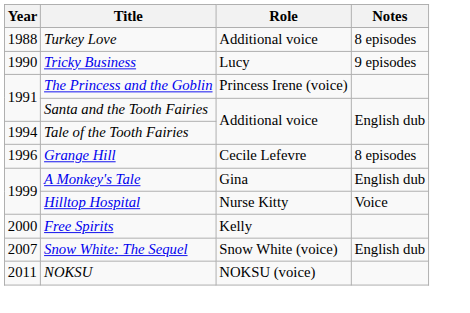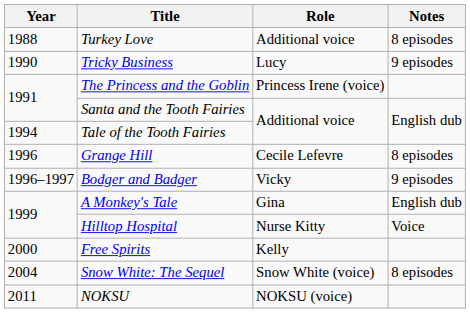+ row: (139, 179)
(23, 249) 2007 -> (23, 272) 2004
(390, 249) English dub -> (422, 272) 8 episodes
